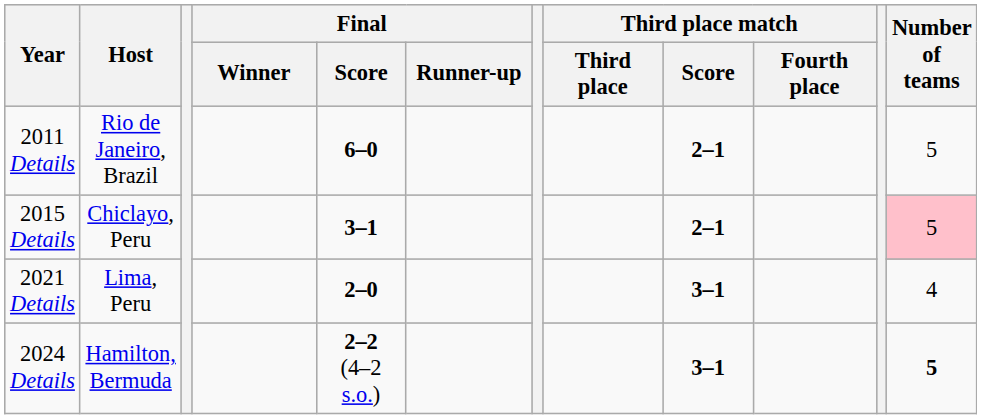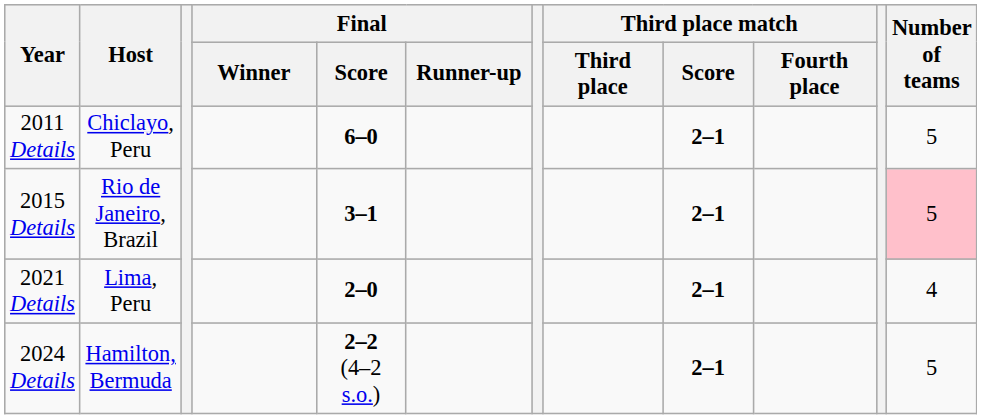(131, 150) Rio de Janeiro, Brazil -> (131, 137) Chiclayo, Peru
(131, 227) Chiclayo, Peru -> (131, 214) Rio de Janeiro, Brazil
(708, 290) 3–1 -> (708, 290) 2–1
(708, 367) 3–1 -> (708, 367) 2–1
(932, 367) bold -> (932, 367) normal
